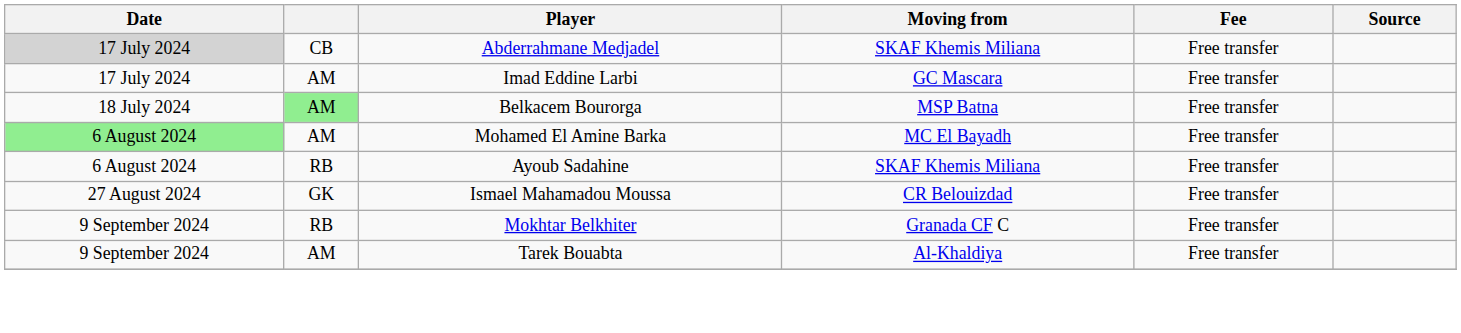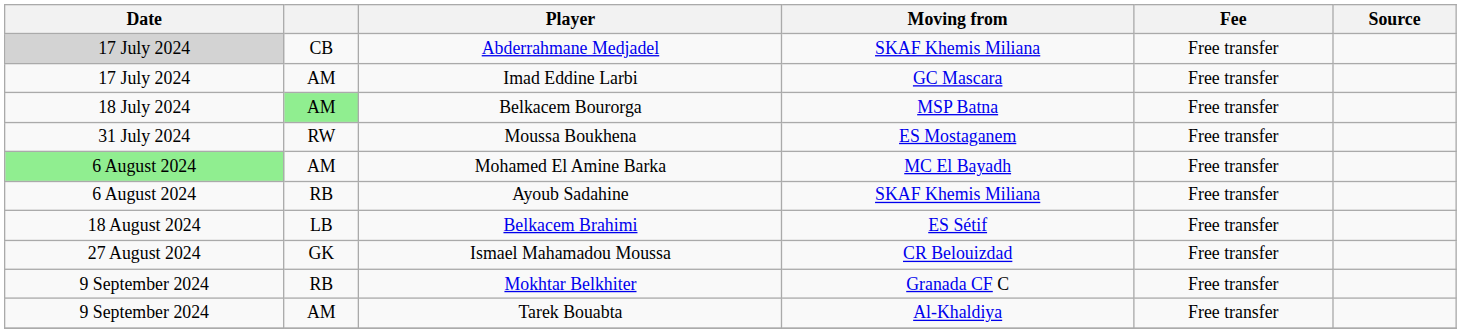+ row: (570, 136)
+ row: (570, 224)
